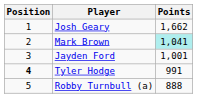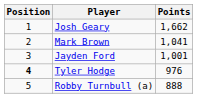(174, 41) paleturquoise background -> (174, 41) no background
(174, 71) 991 -> (174, 71) 976
